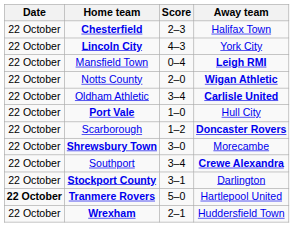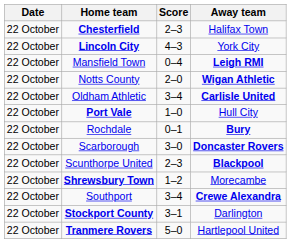+ row: (109, 130)
(177, 130) 1–2 -> (174, 146) 3–0
+ row: (109, 163)
(177, 146) 3–0 -> (174, 180) 1–2
(34, 197) bold -> (33, 230) normal
- row: (112, 213)
